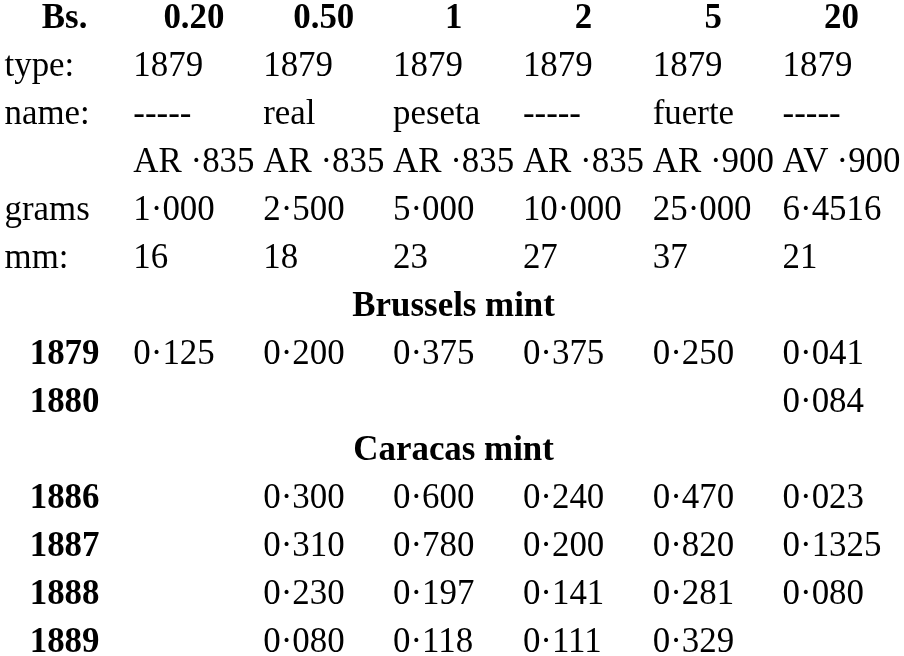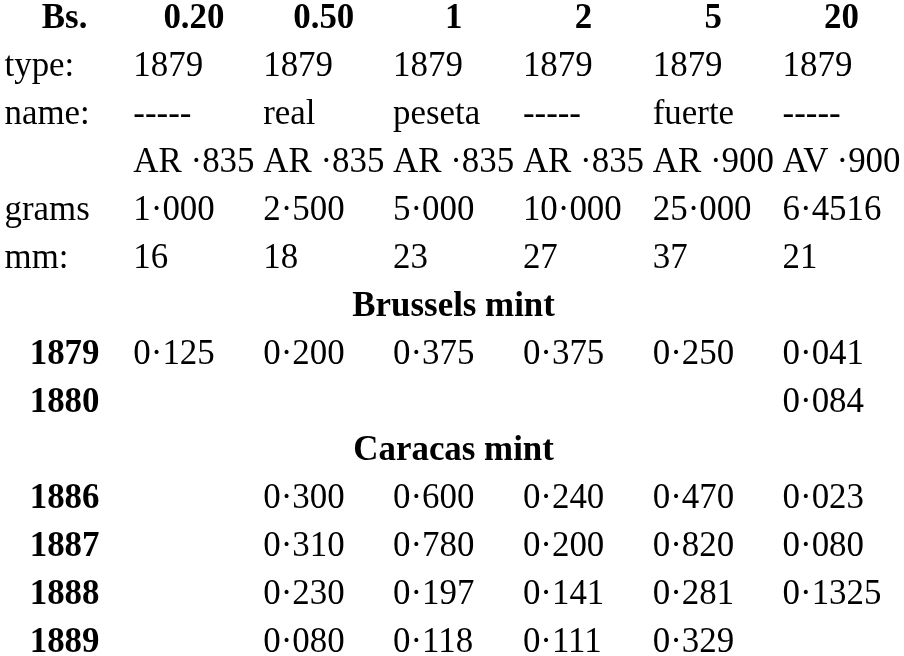(832, 544) 0·1325 -> (823, 544) 0·080
(823, 592) 0·080 -> (832, 592) 0·1325
